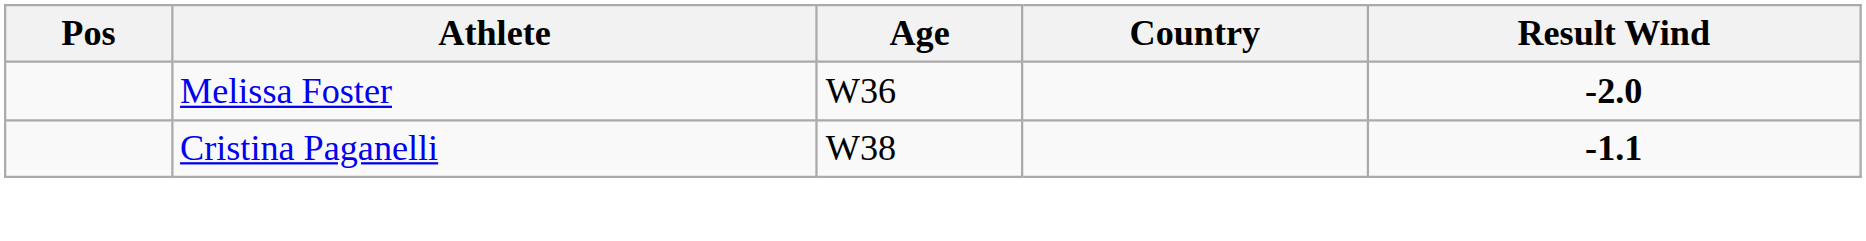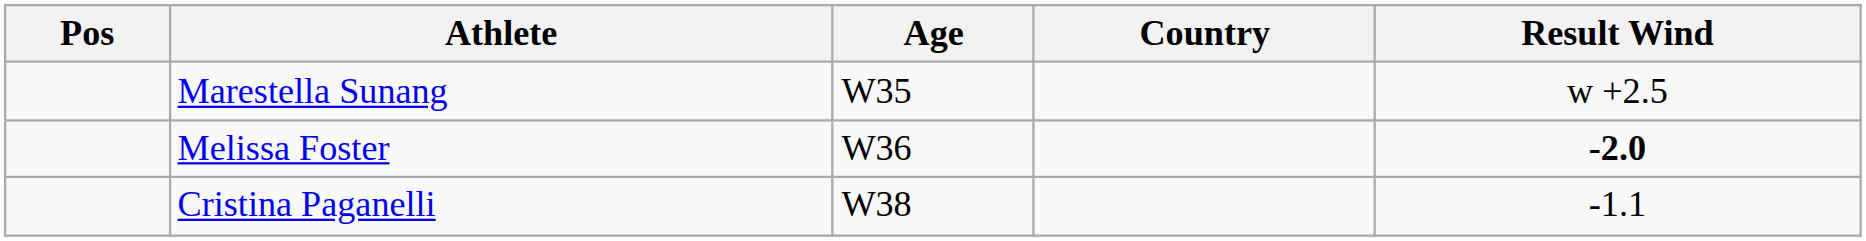+ row: (313, 90)
(1614, 147) bold -> (1617, 205) normal
